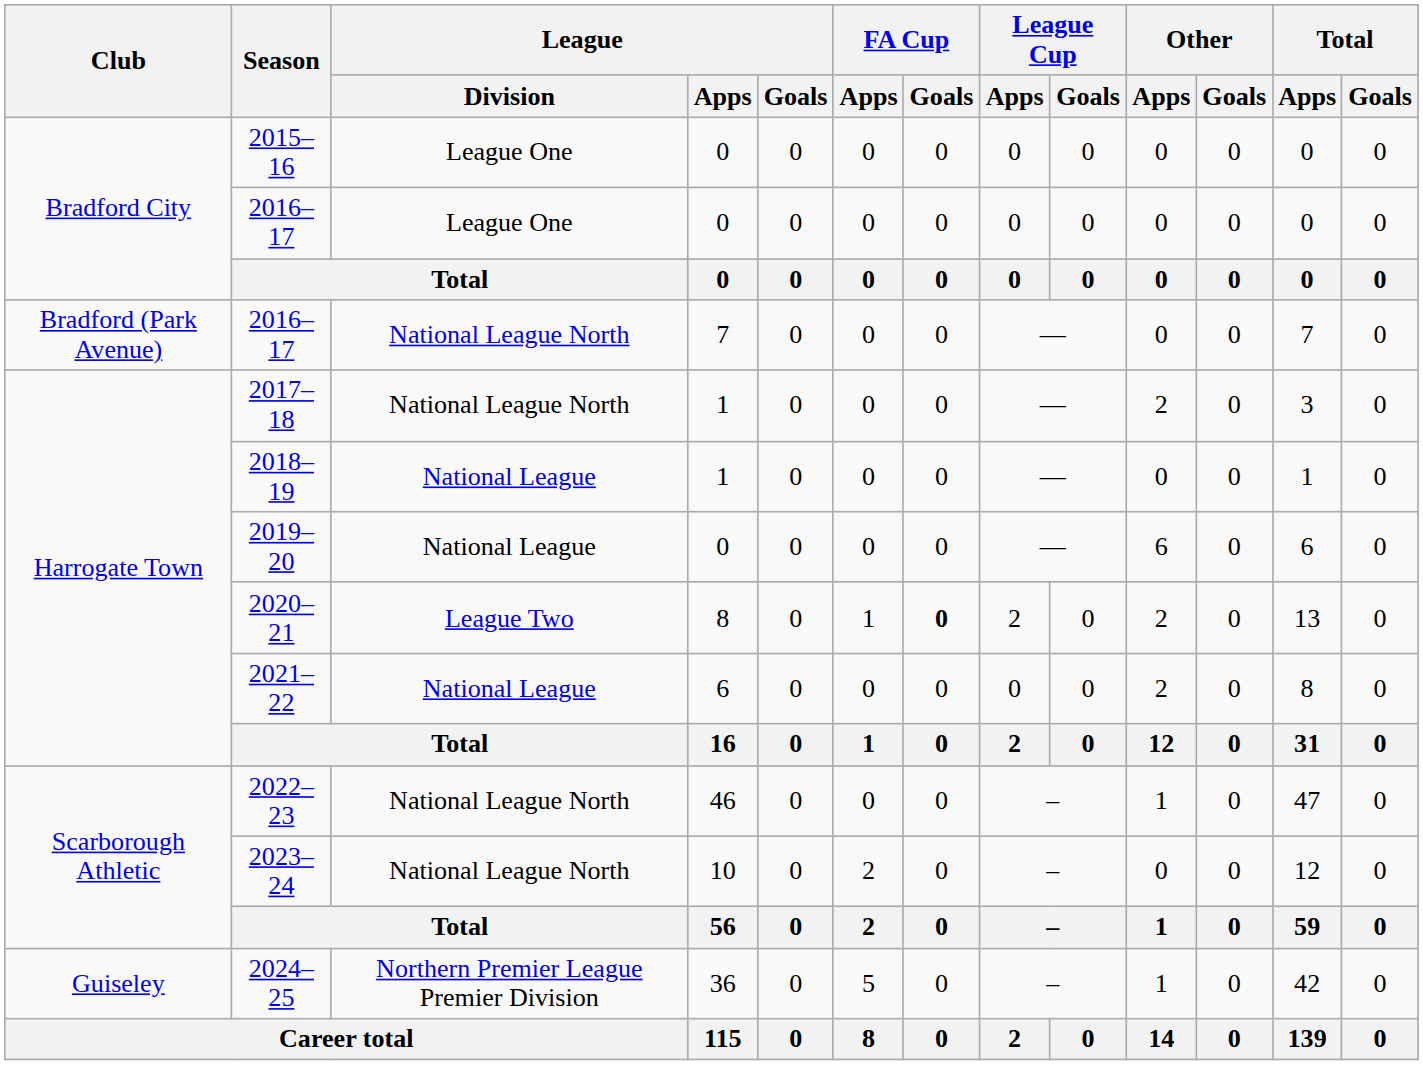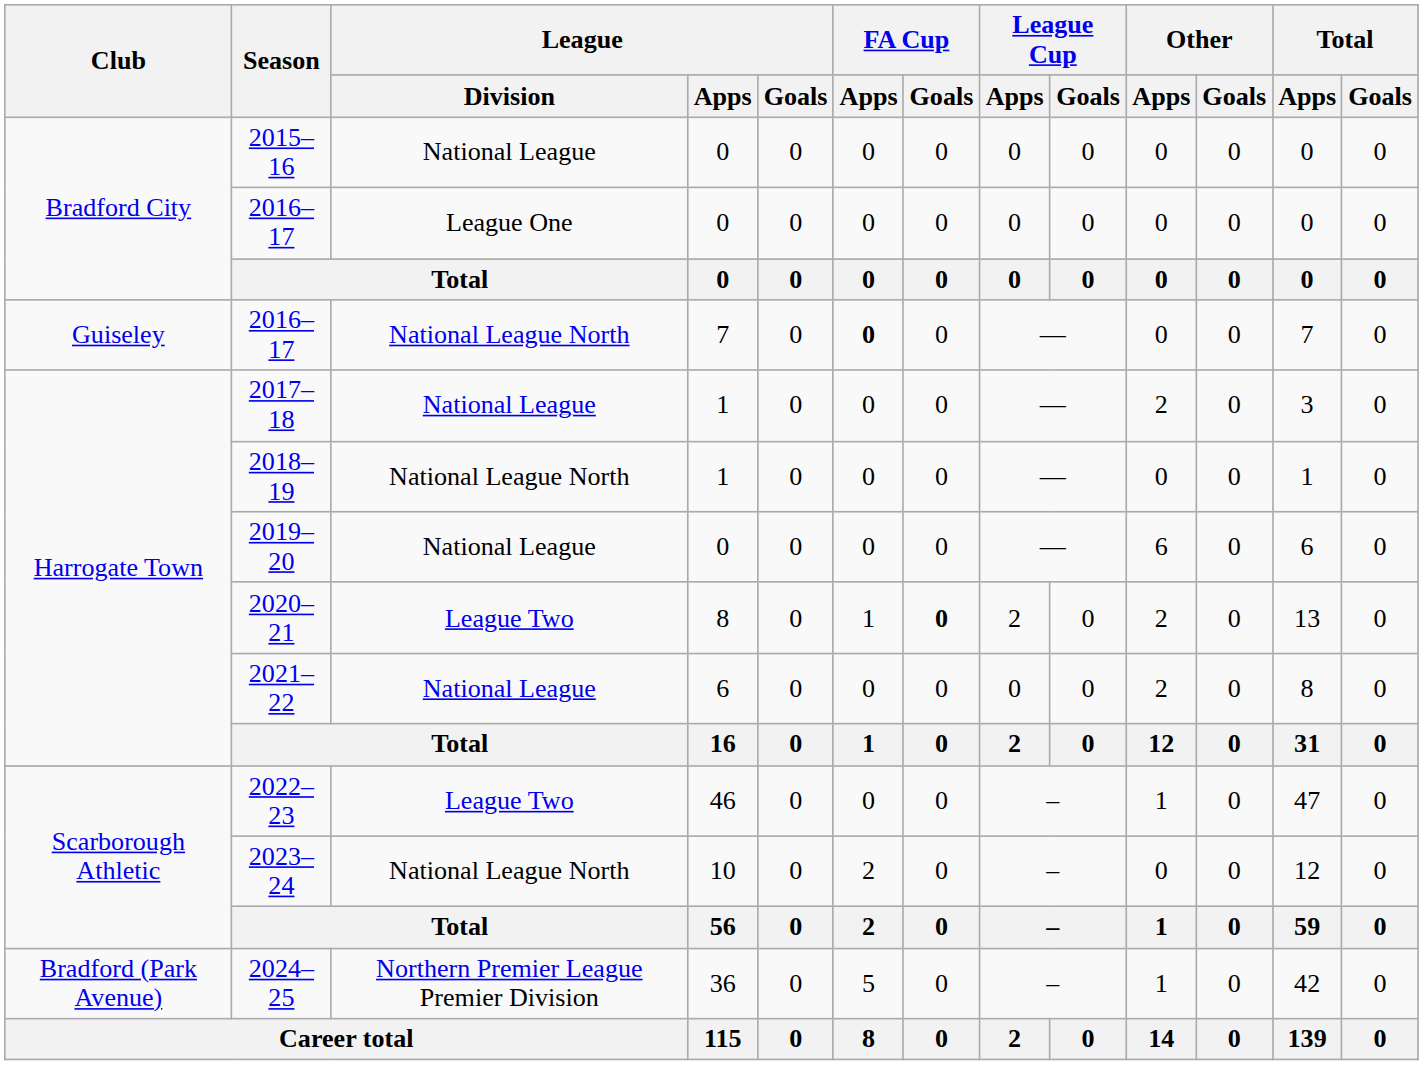(509, 151) League One -> (509, 151) National League
(118, 334) Bradford (Park Avenue) -> (118, 334) Guiseley
(869, 334) normal -> (869, 334) bold
(509, 405) National League North -> (509, 405) National League
(509, 476) National League -> (509, 476) National League North
(509, 800) National League North -> (509, 800) League Two
(118, 983) Guiseley -> (118, 983) Bradford (Park Avenue)
